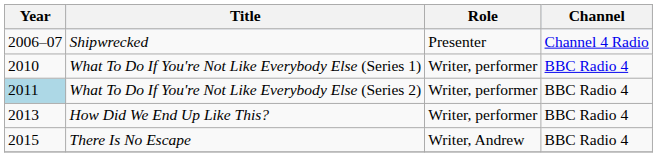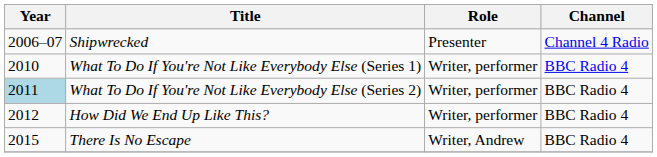(24, 115) 2013 -> (24, 115) 2012
